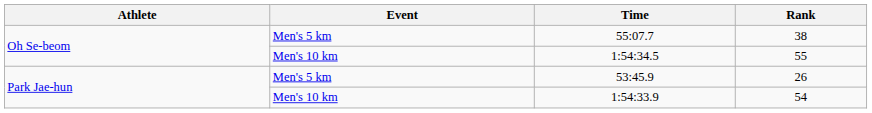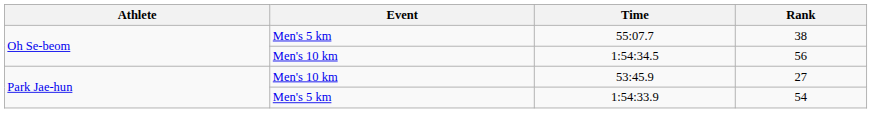(801, 56) 55 -> (801, 56) 56
(302, 77) Men's 5 km -> (305, 77) Men's 10 km
(801, 77) 26 -> (801, 77) 27
(305, 97) Men's 10 km -> (302, 97) Men's 5 km
